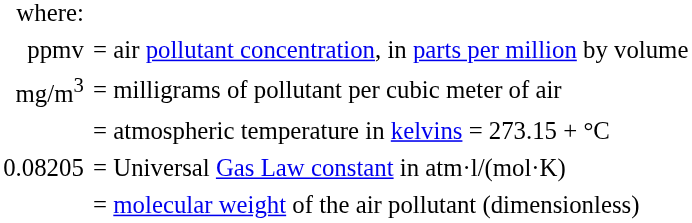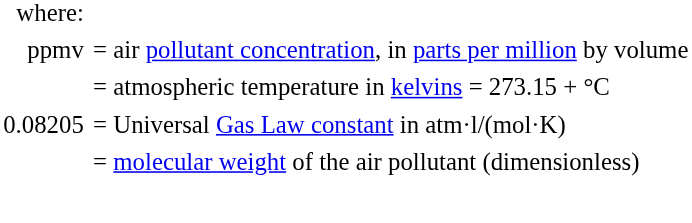- row: (327, 90)
